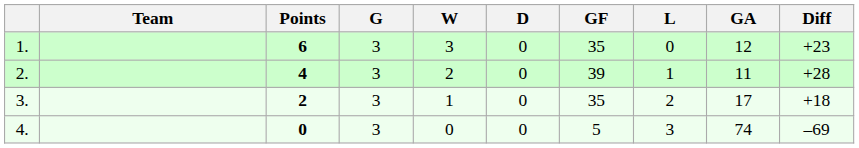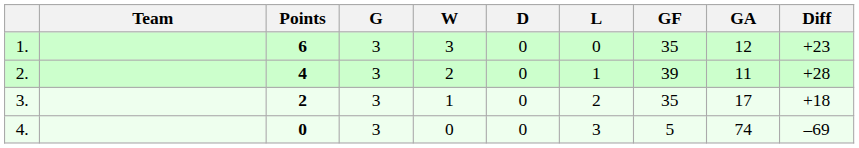columns swapped: (670, 18) <-> (596, 18)
